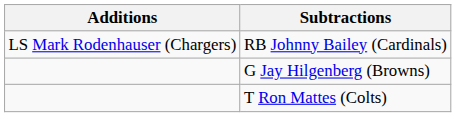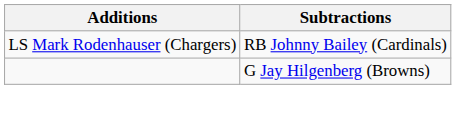- row: (315, 97)
